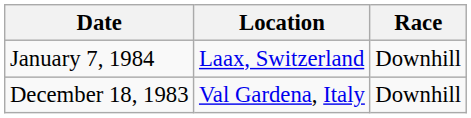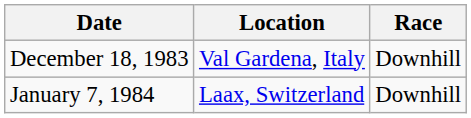rows swapped: (99, 94) <-> (82, 58)
